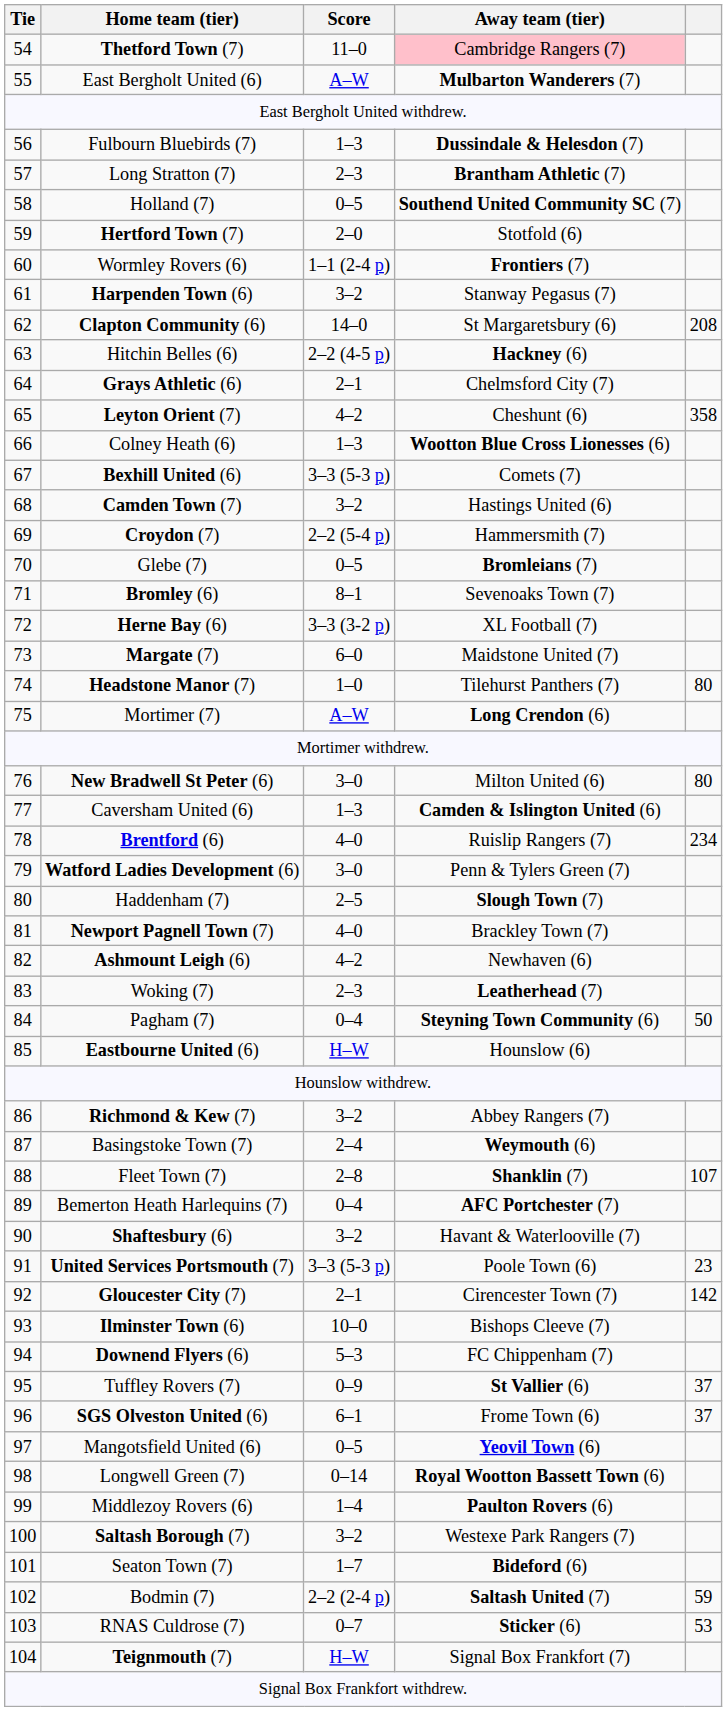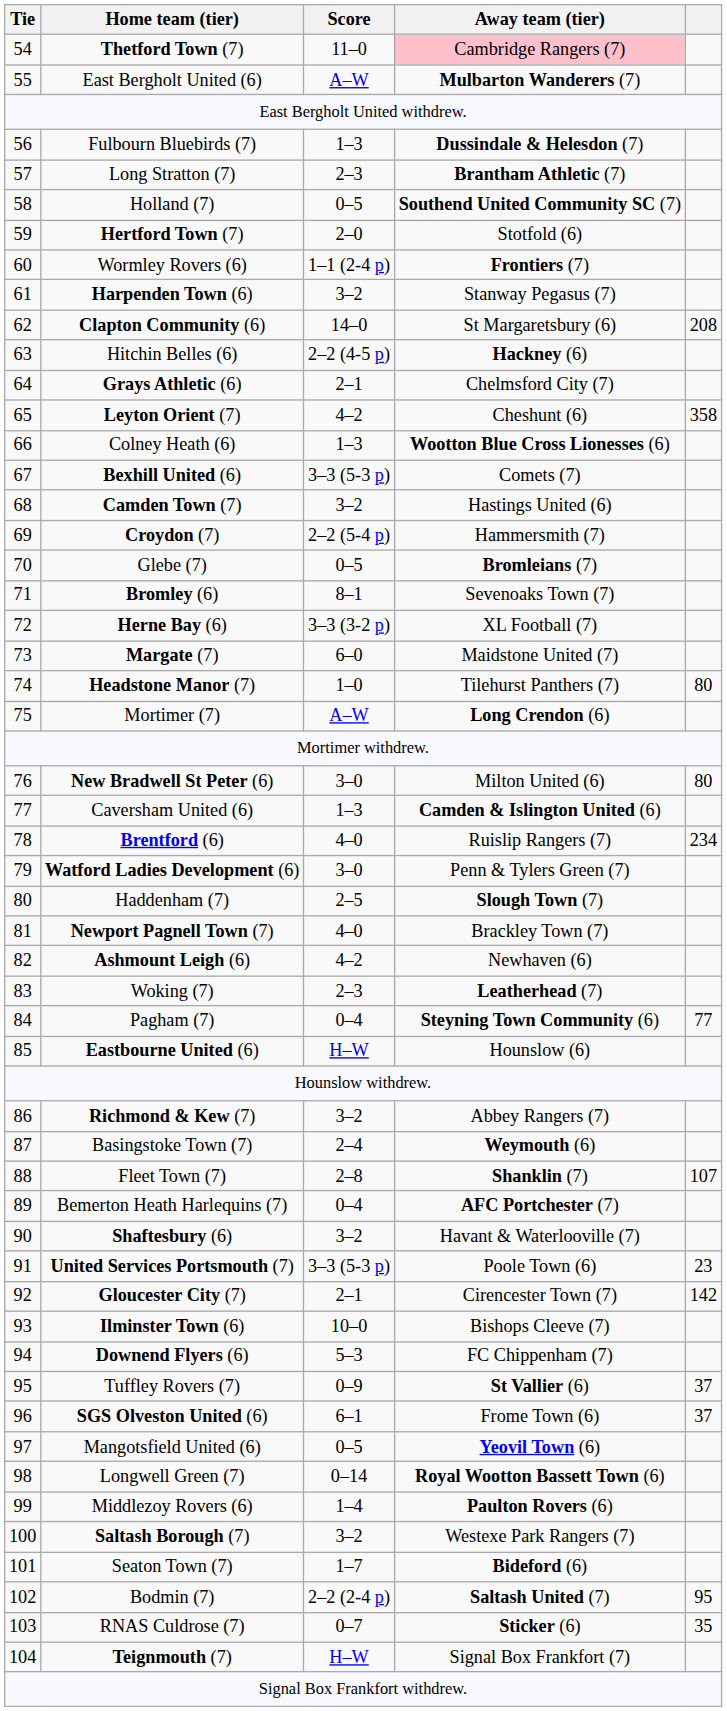(703, 1020) 50 -> (703, 1020) 77
(703, 1596) 59 -> (703, 1596) 95
(703, 1626) 53 -> (703, 1626) 35
